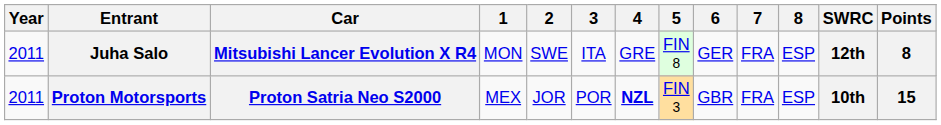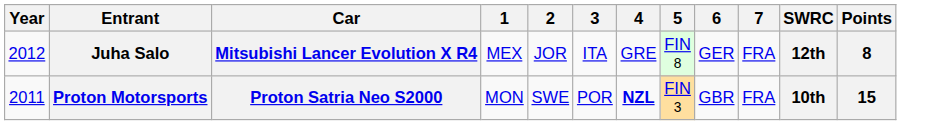- column: (798, 18)
(26, 53) 2011 -> (27, 53) 2012
(503, 53) MON -> (504, 53) MEX
(549, 53) SWE -> (550, 53) JOR
(503, 98) MEX -> (504, 98) MON
(549, 98) JOR -> (550, 98) SWE
